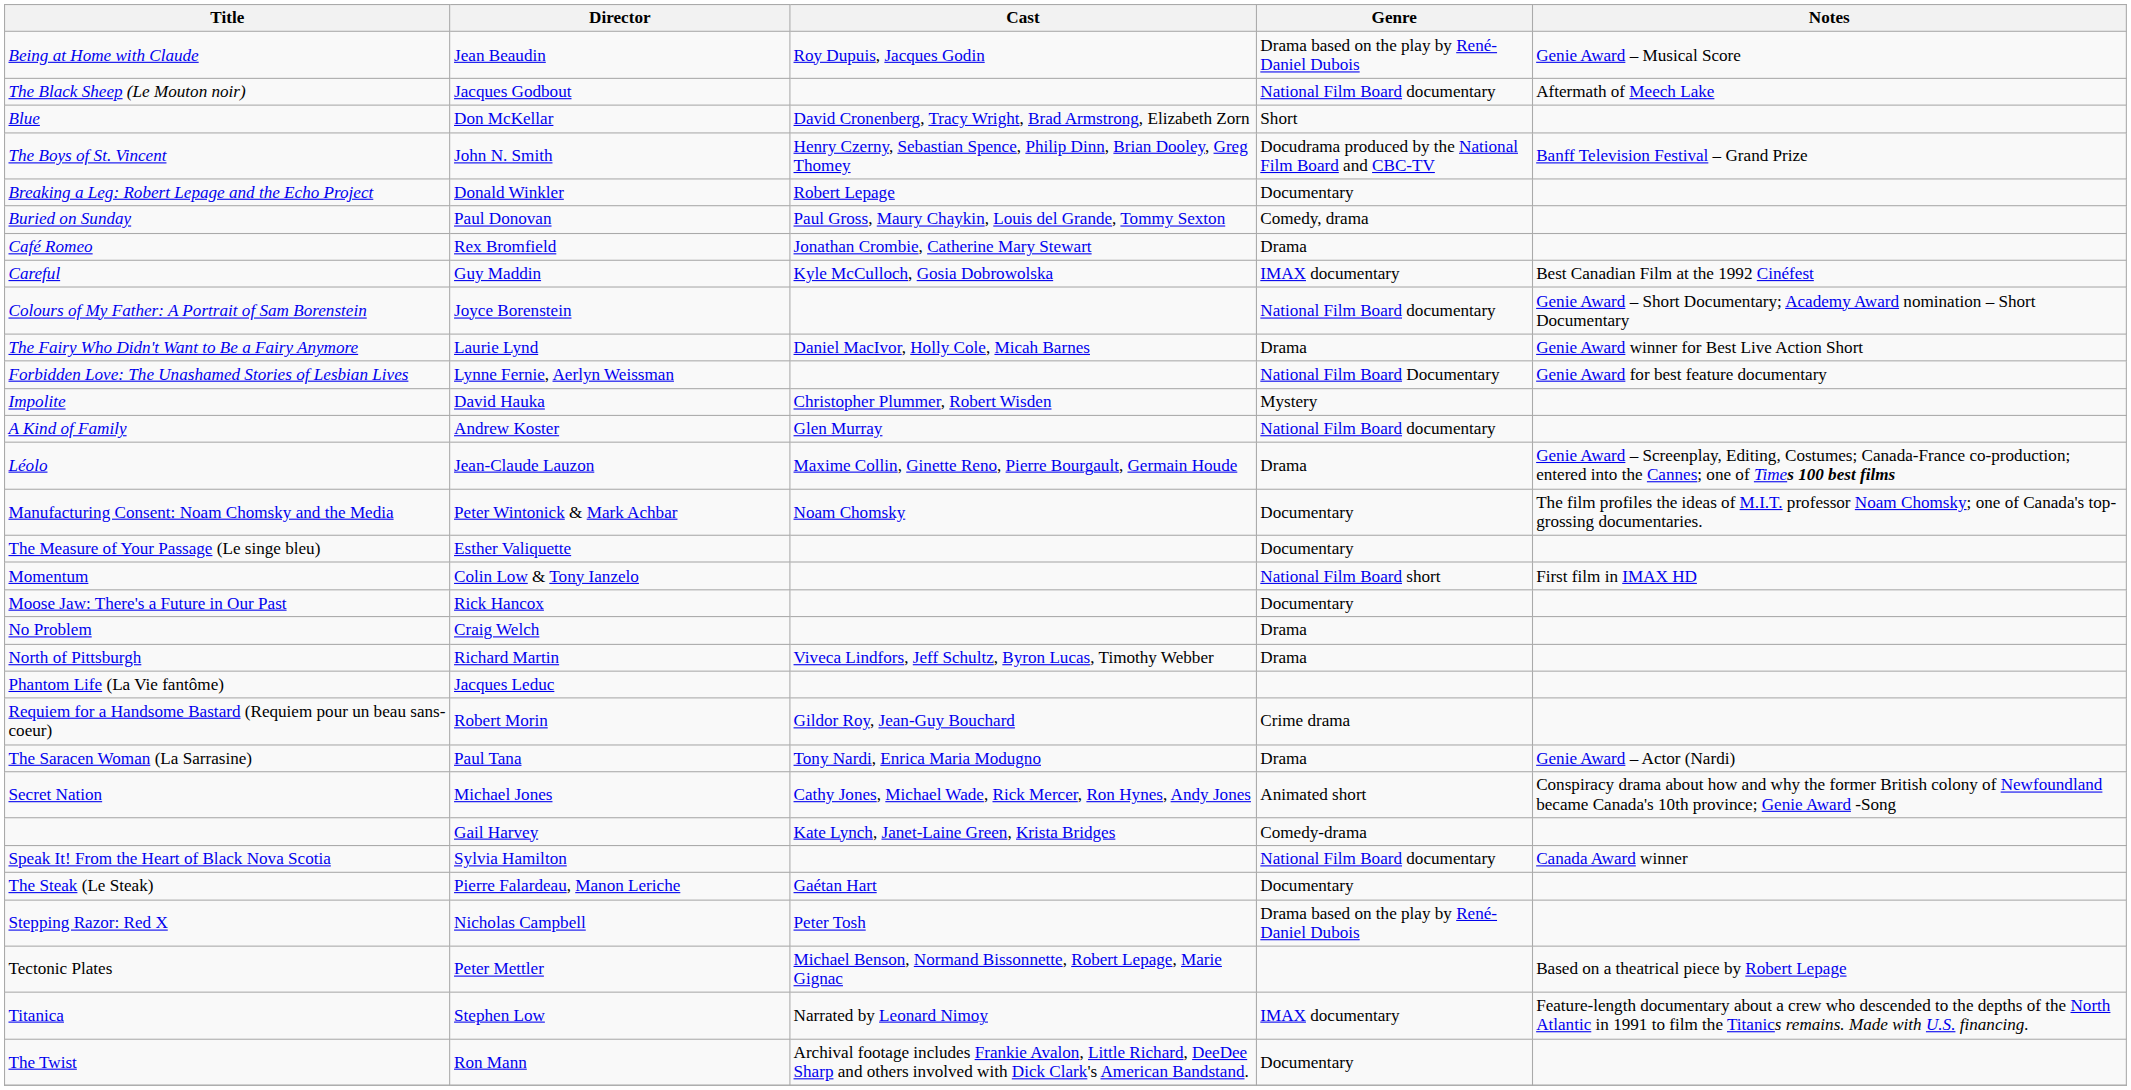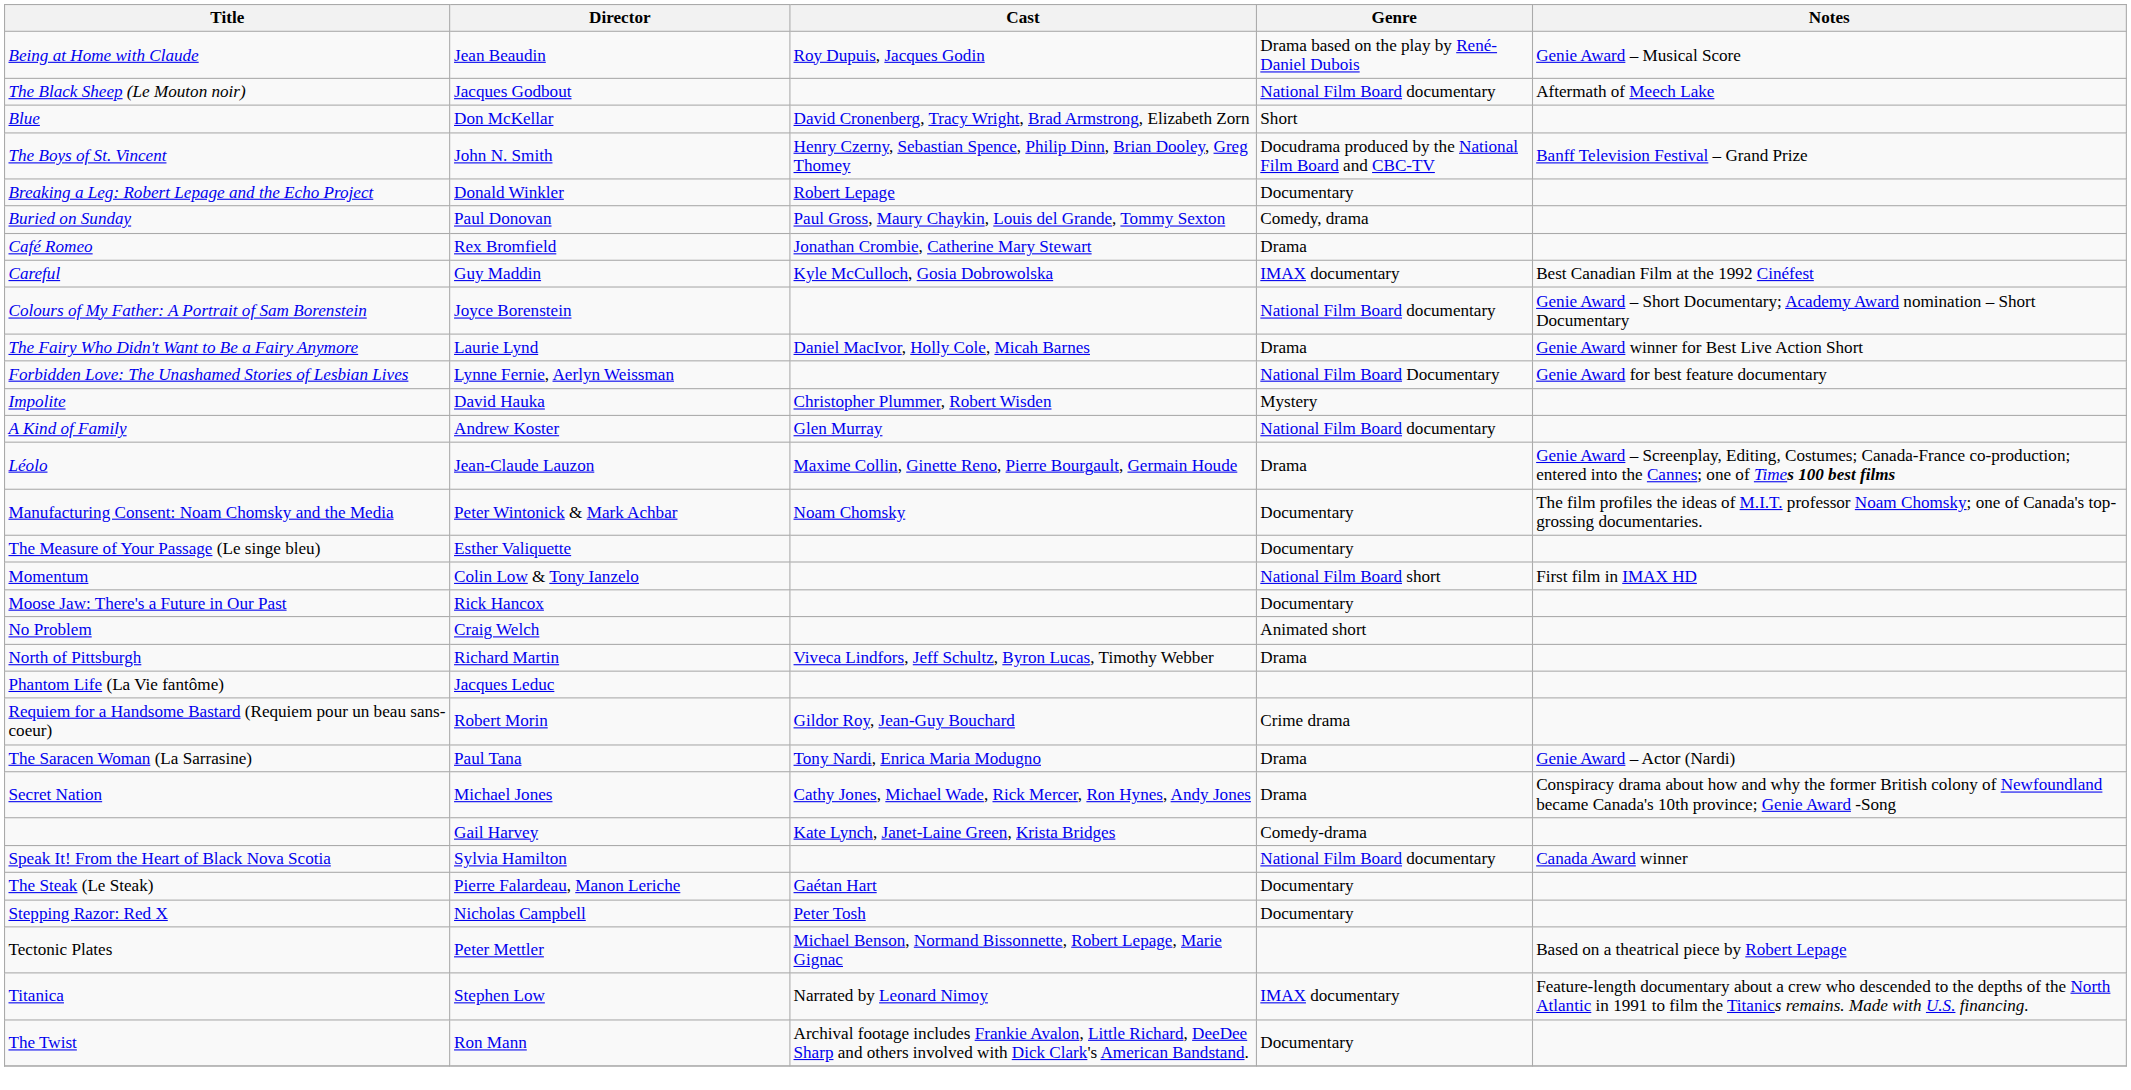(1284, 630) Drama -> (1313, 630) Animated short
(1313, 794) Animated short -> (1284, 794) Drama
(1379, 922) Drama based on the play by René-Daniel Dubois -> (1307, 913) Documentary
